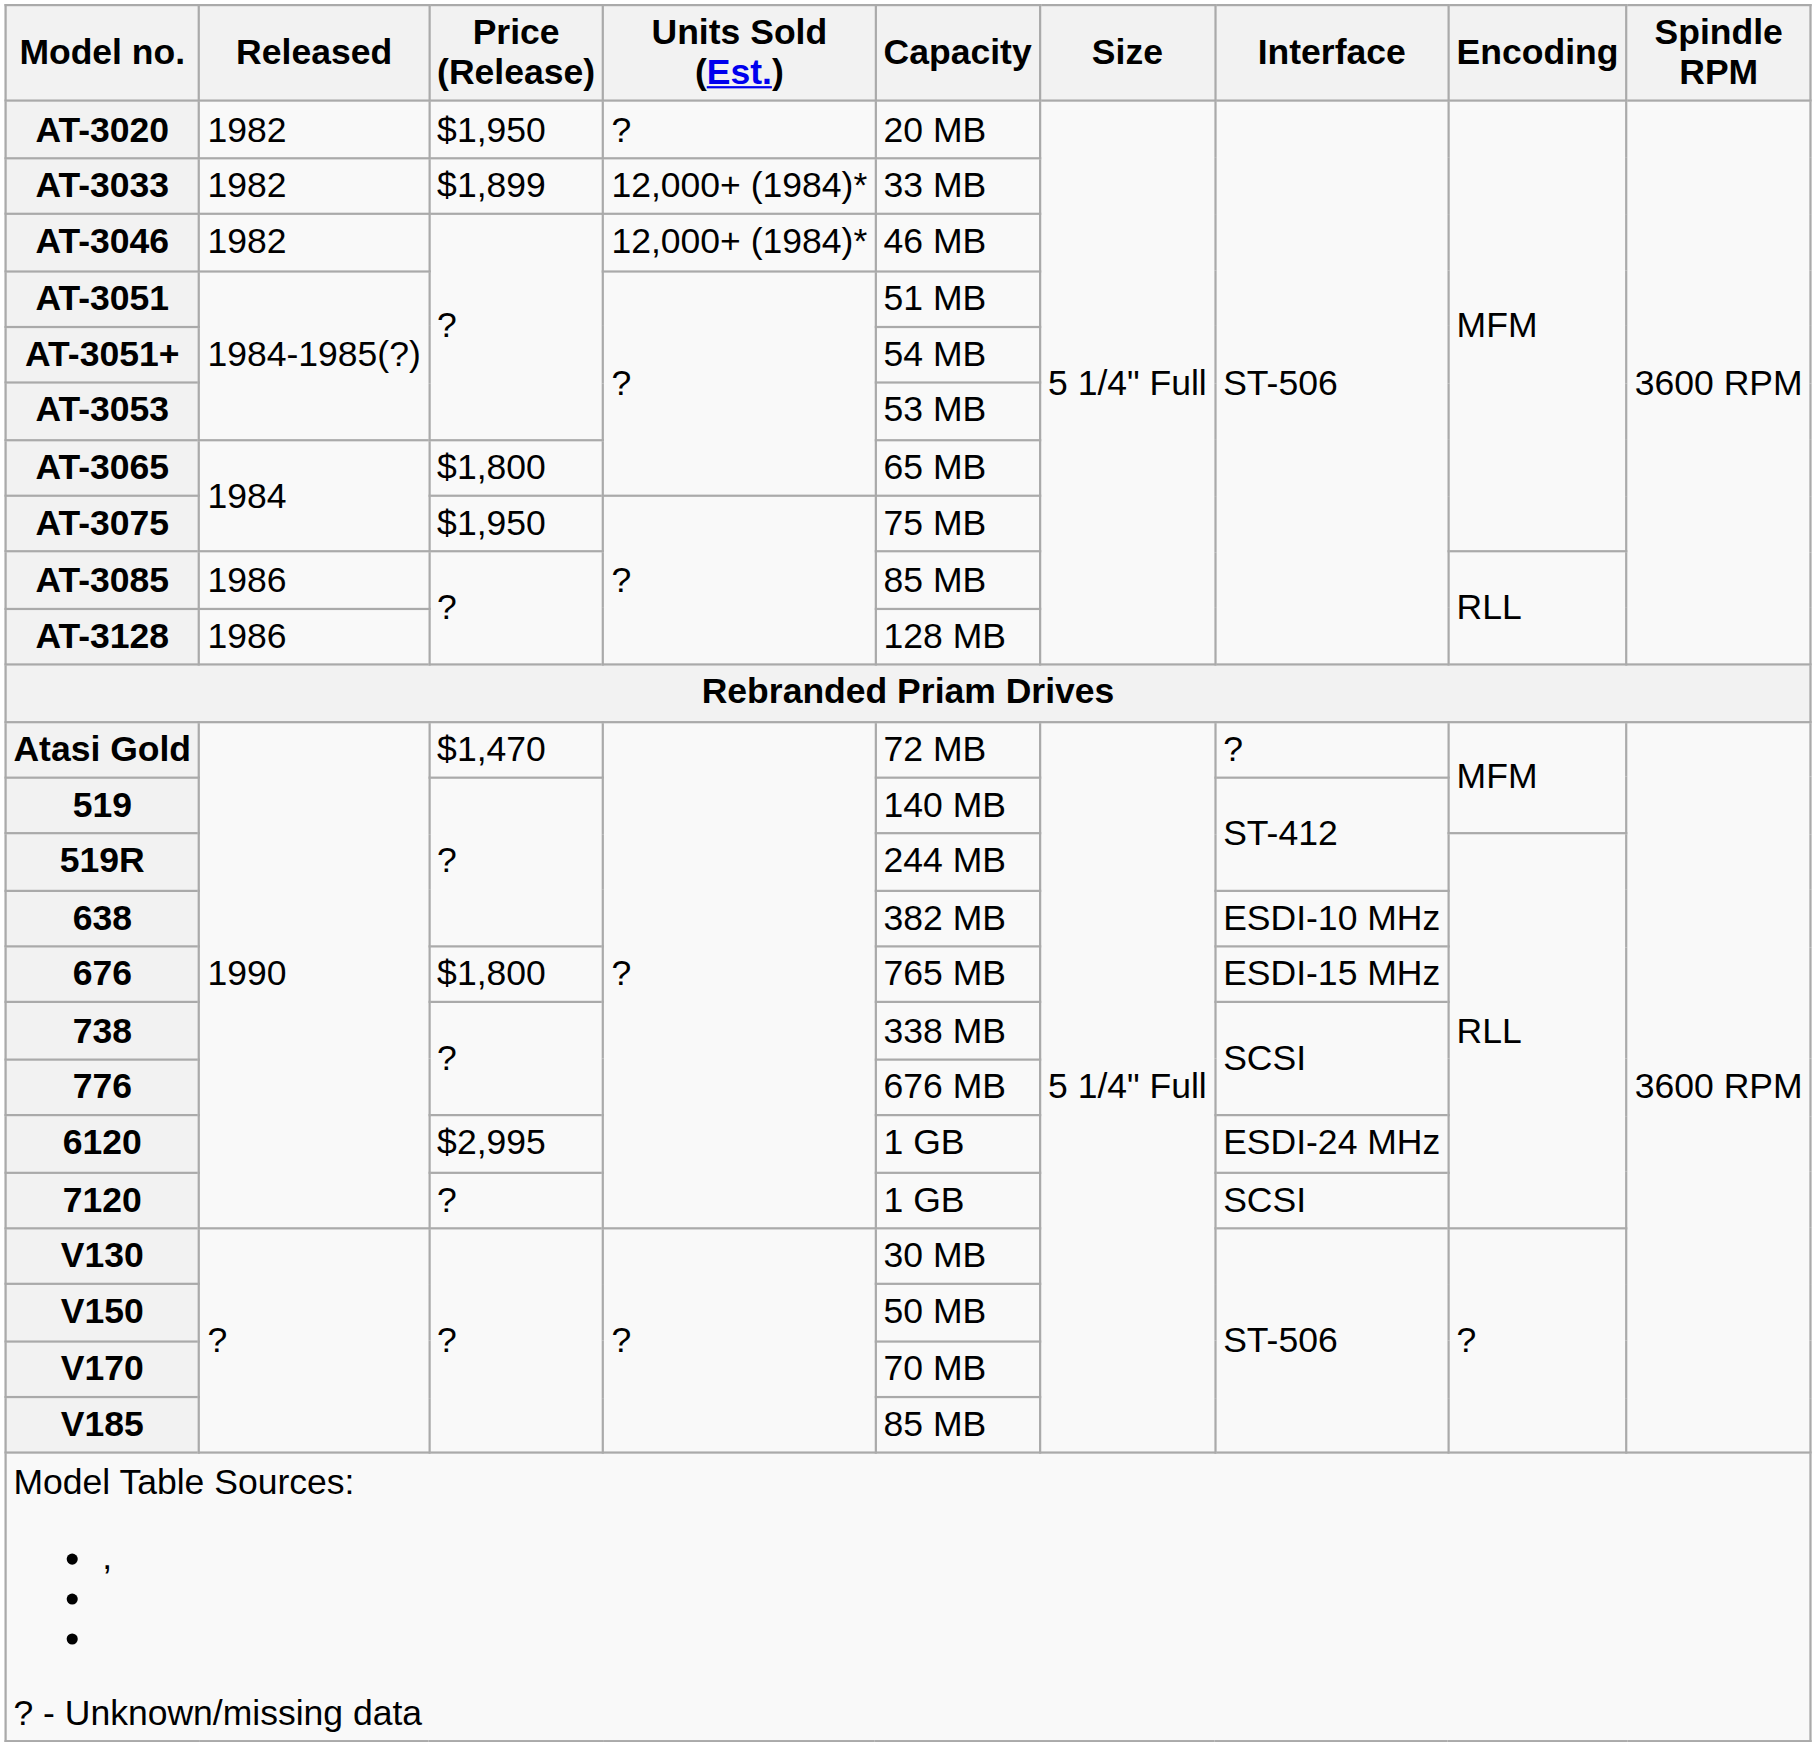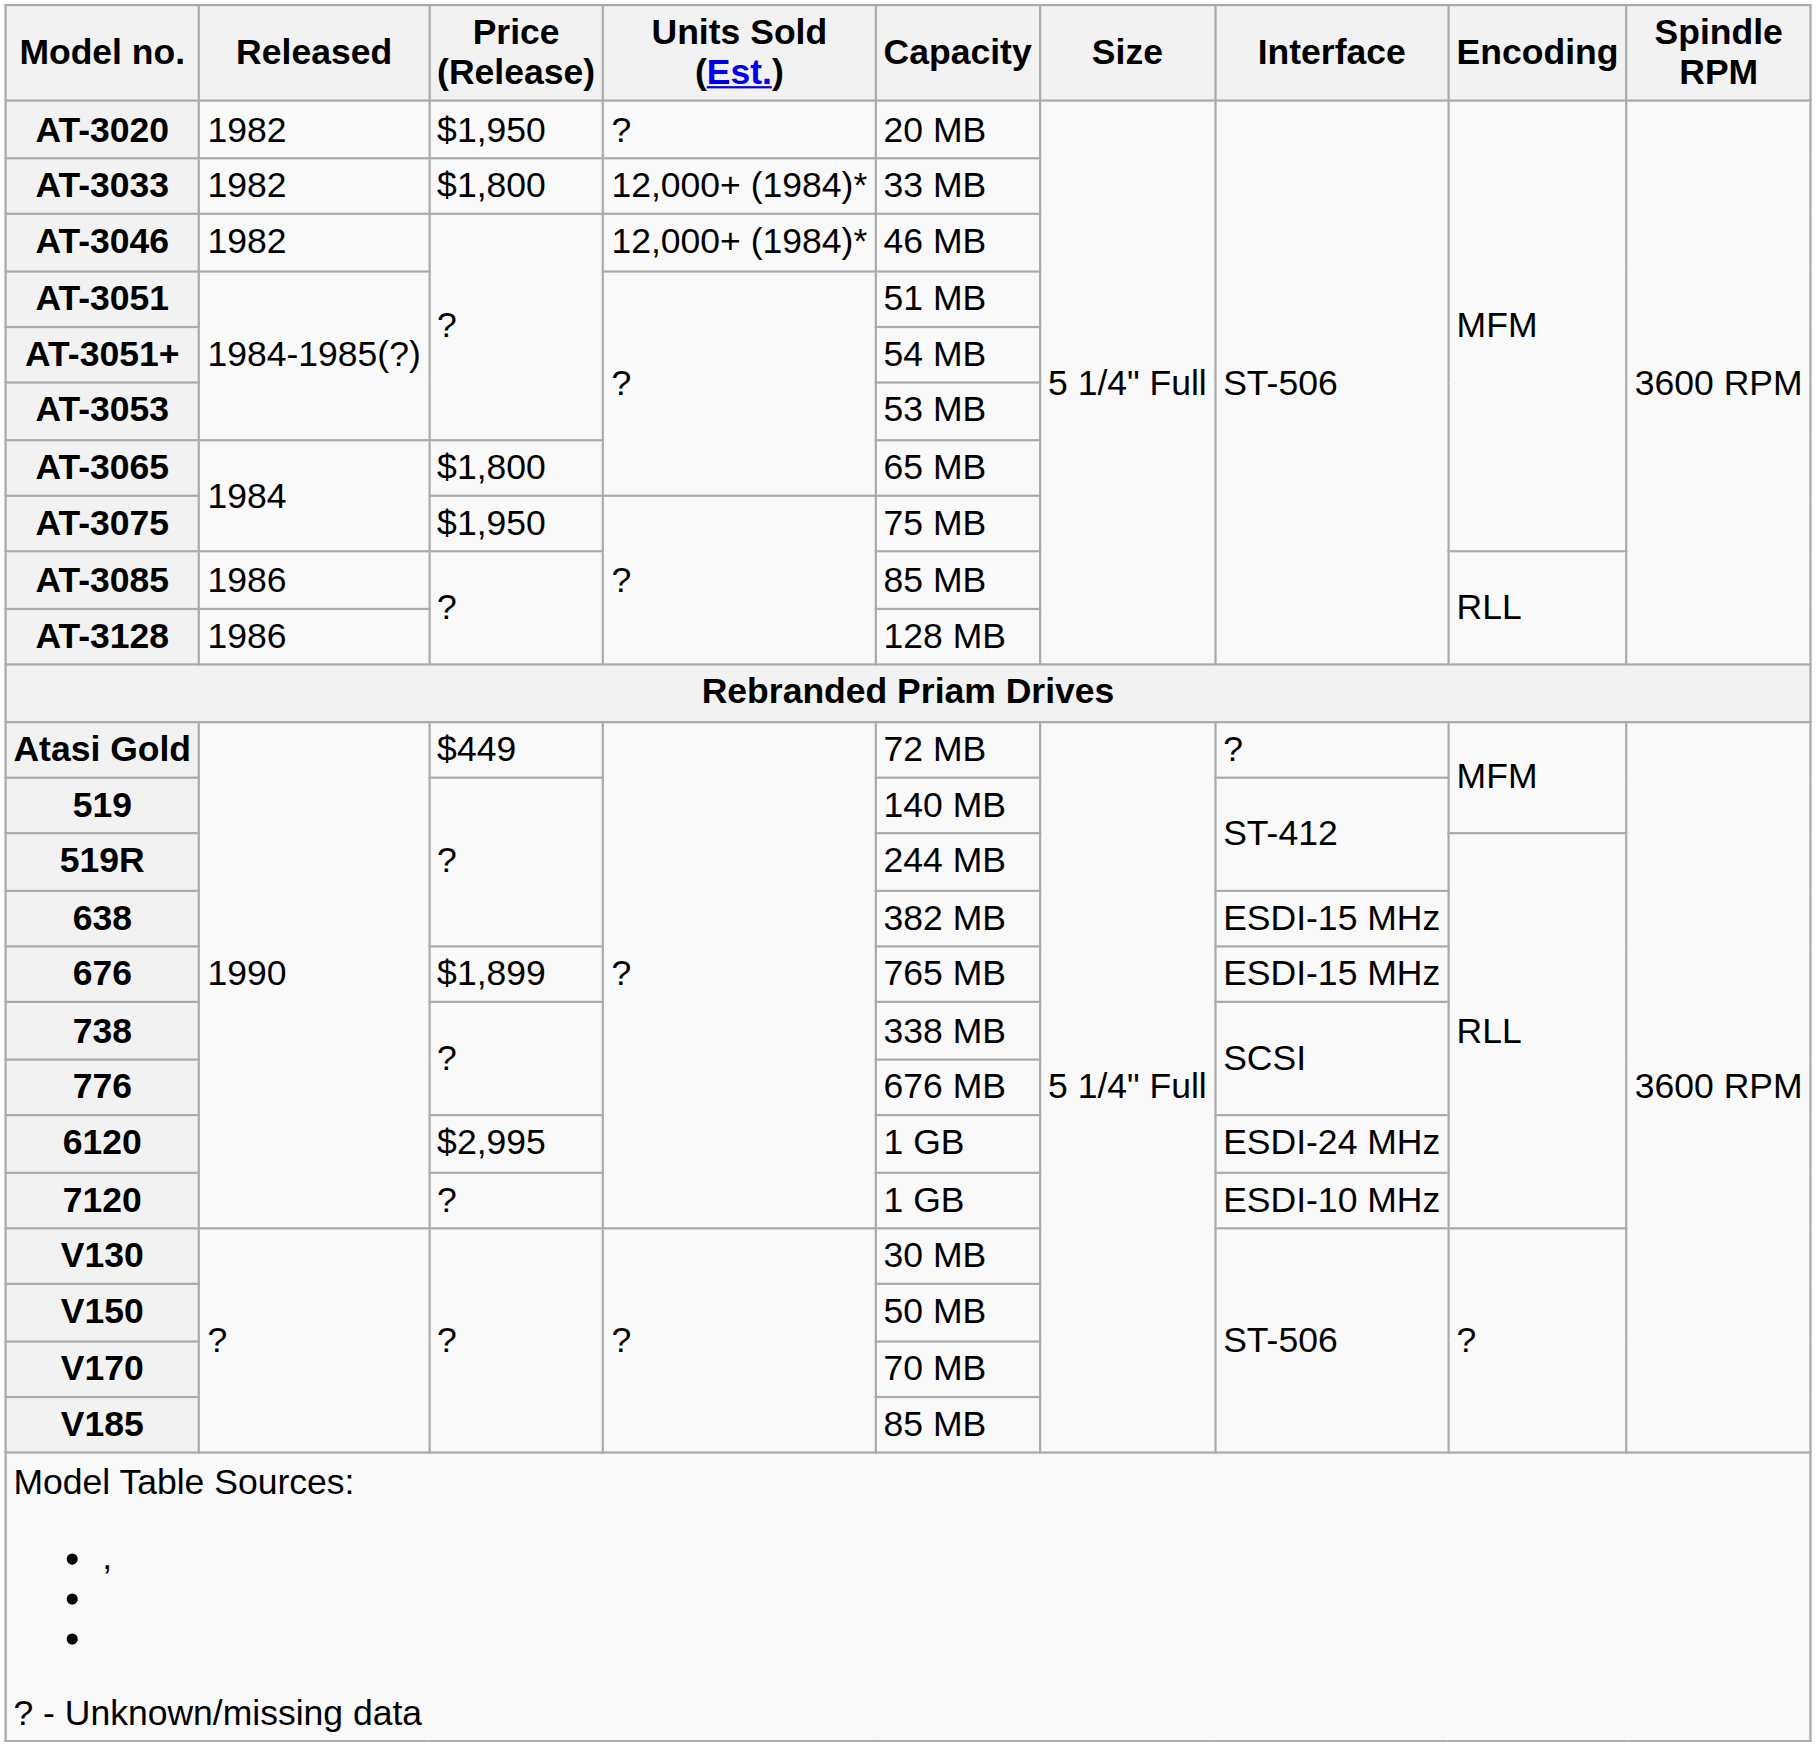(491, 185) $1,899 -> (491, 185) $1,800
(491, 748) $1,470 -> (477, 748) $449
(1332, 917) ESDI-10 MHz -> (1332, 917) ESDI-15 MHz
(491, 973) $1,800 -> (491, 973) $1,899
(1265, 1199) SCSI -> (1332, 1199) ESDI-10 MHz
